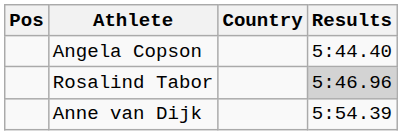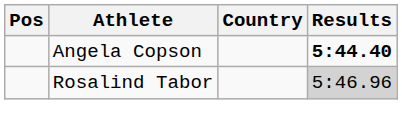(352, 51) normal -> (352, 51) bold
- row: (127, 114)
